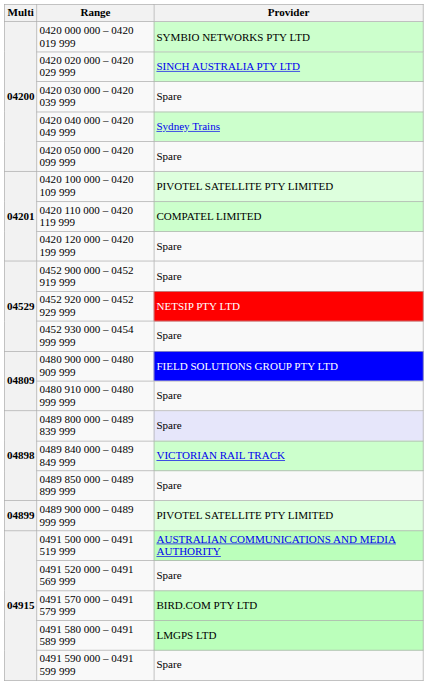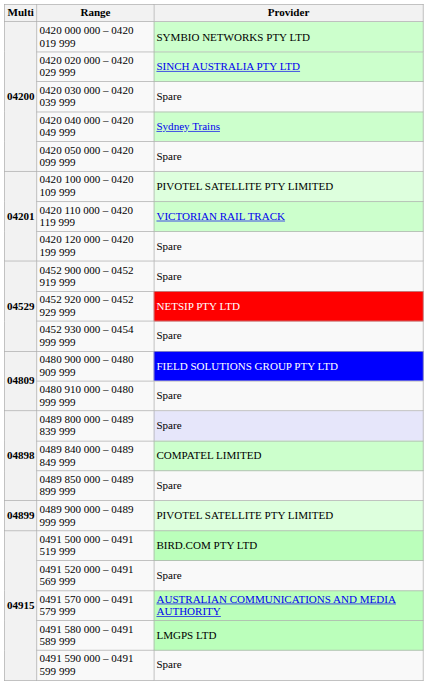(209, 216) COMPATEL LIMITED -> (221, 216) VICTORIAN RAIL TRACK
(221, 455) VICTORIAN RAIL TRACK -> (209, 455) COMPATEL LIMITED
(276, 545) AUSTRALIAN COMMUNICATIONS AND MEDIA AUTHORITY -> (207, 545) BIRD.COM PTY LTD
(207, 605) BIRD.COM PTY LTD -> (276, 605) AUSTRALIAN COMMUNICATIONS AND MEDIA AUTHORITY
